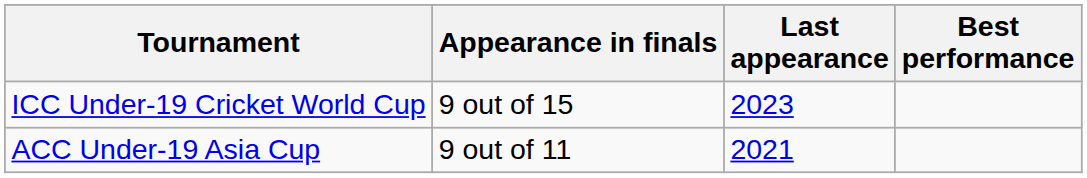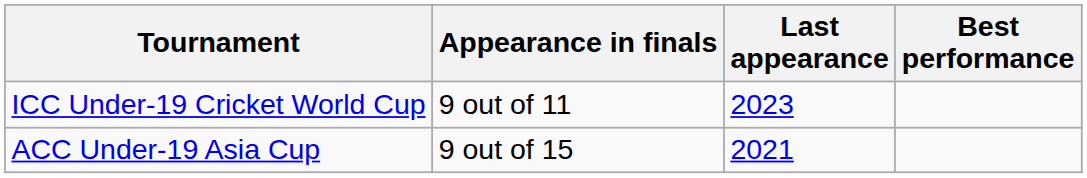(506, 104) 9 out of 15 -> (505, 104) 9 out of 11
(505, 149) 9 out of 11 -> (506, 149) 9 out of 15
